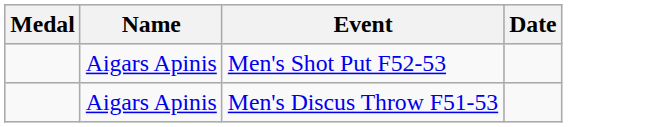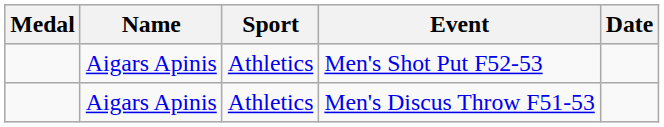+ column: (271, 24)
